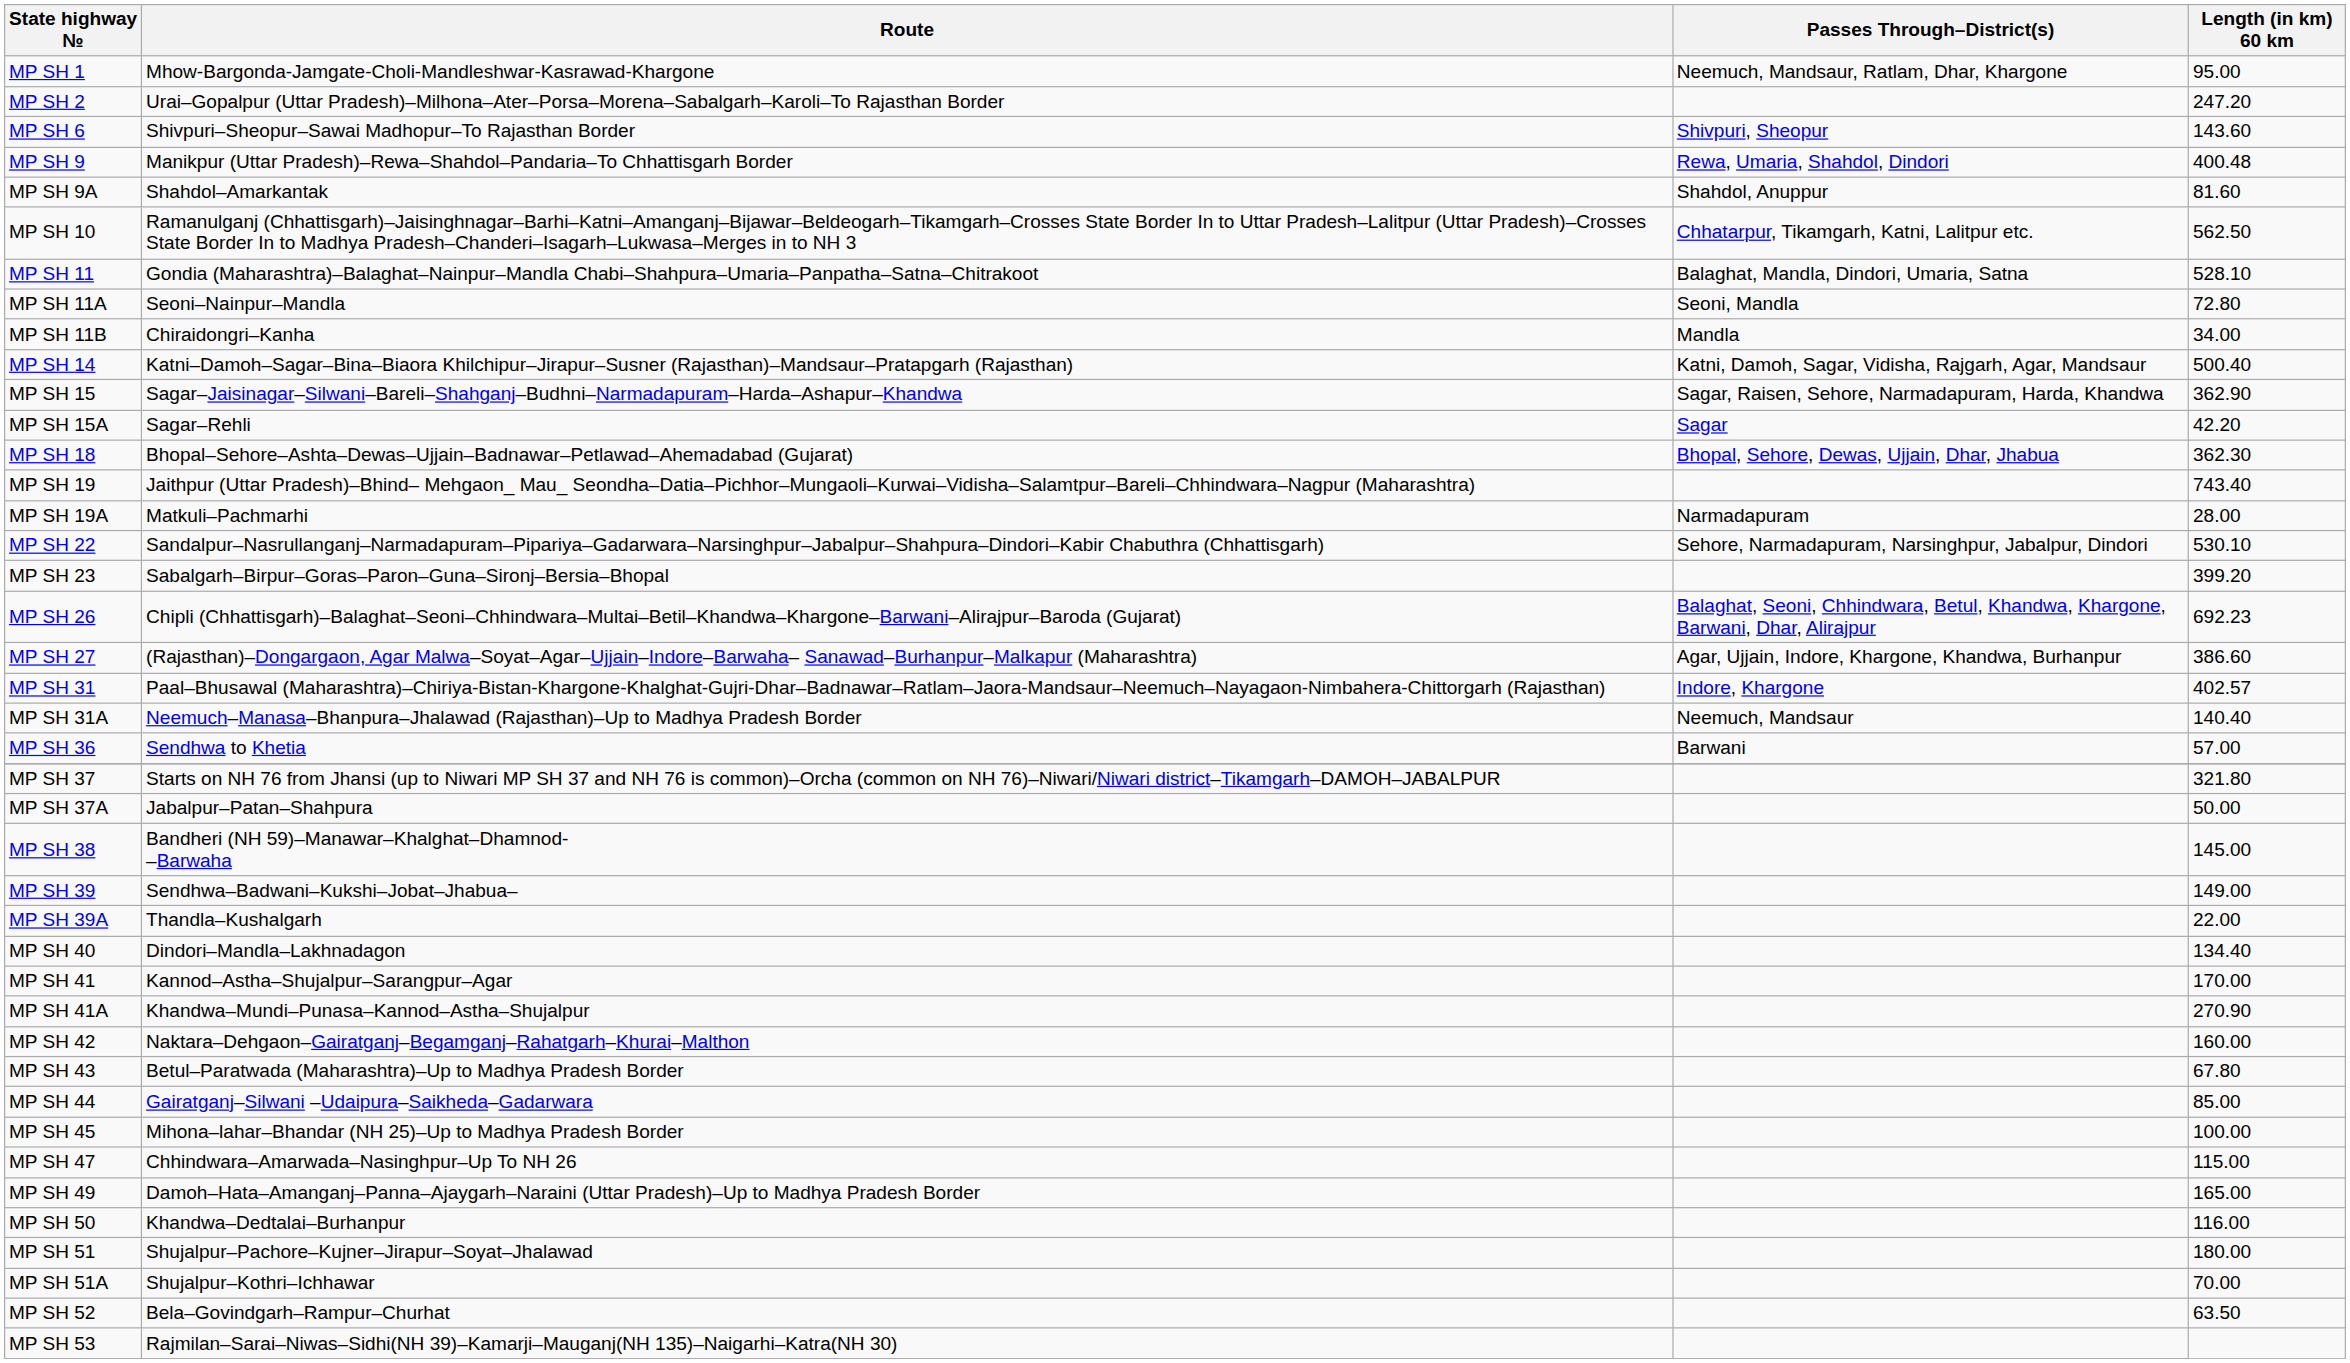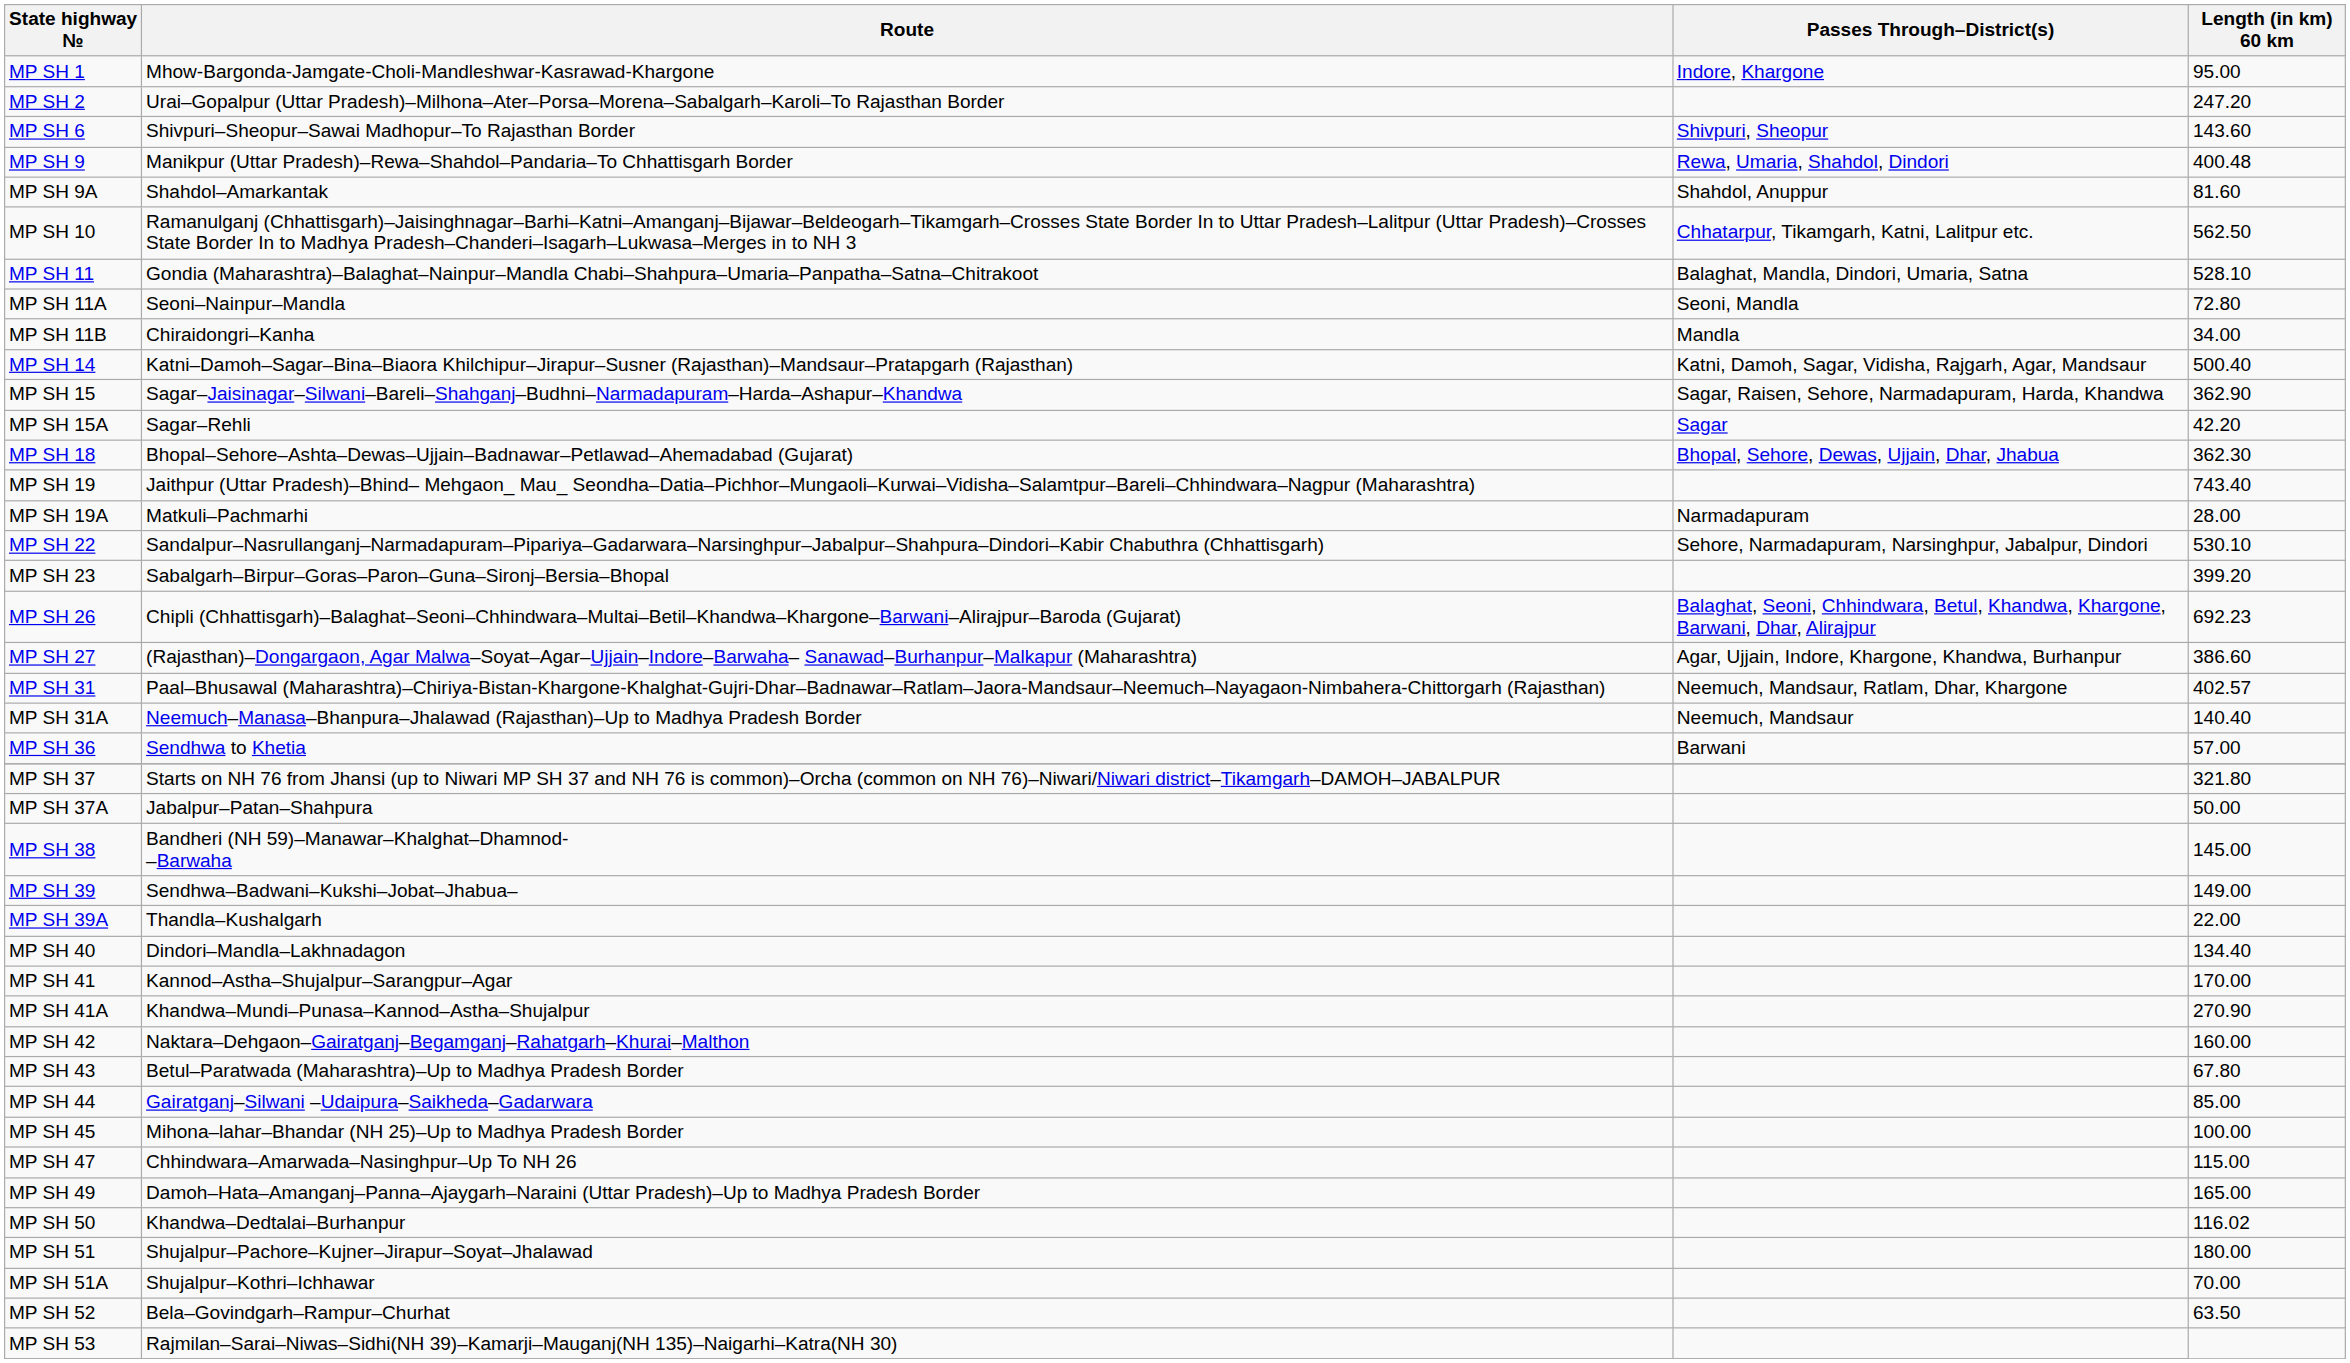(1872, 71) Neemuch, Mandsaur, Ratlam, Dhar, Khargone -> (1750, 71) Indore, Khargone
(1750, 687) Indore, Khargone -> (1872, 687) Neemuch, Mandsaur, Ratlam, Dhar, Khargone
(2221, 1222) 116.00 -> (2221, 1222) 116.02
